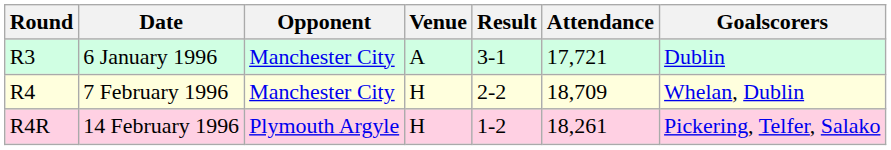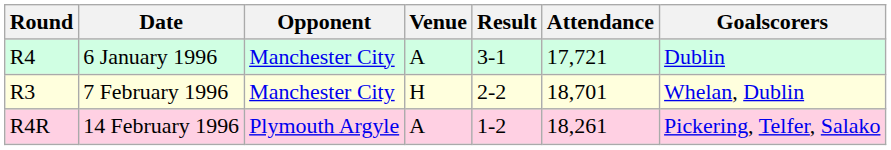(23, 56) R3 -> (23, 56) R4
(23, 91) R4 -> (23, 91) R3
(577, 91) 18,709 -> (577, 91) 18,701
(417, 126) H -> (417, 126) A
